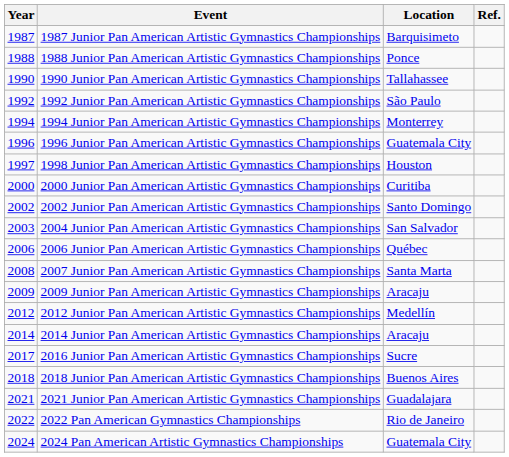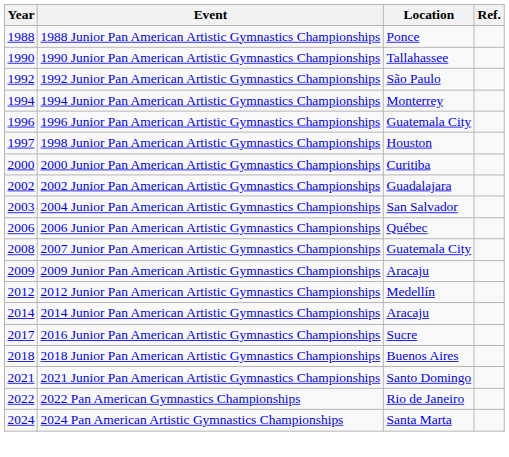- row: (210, 36)
(429, 206) Santo Domingo -> (419, 185) Guadalajara
(419, 270) Santa Marta -> (429, 249) Guatemala City
(419, 398) Guadalajara -> (429, 377) Santo Domingo
(429, 441) Guatemala City -> (419, 420) Santa Marta
